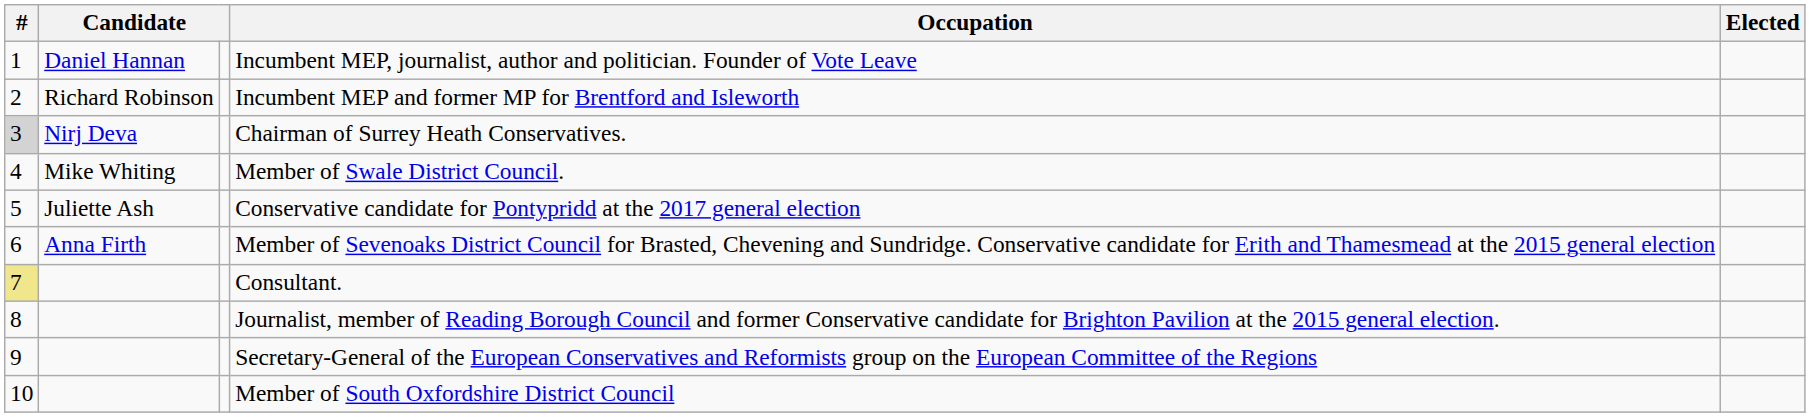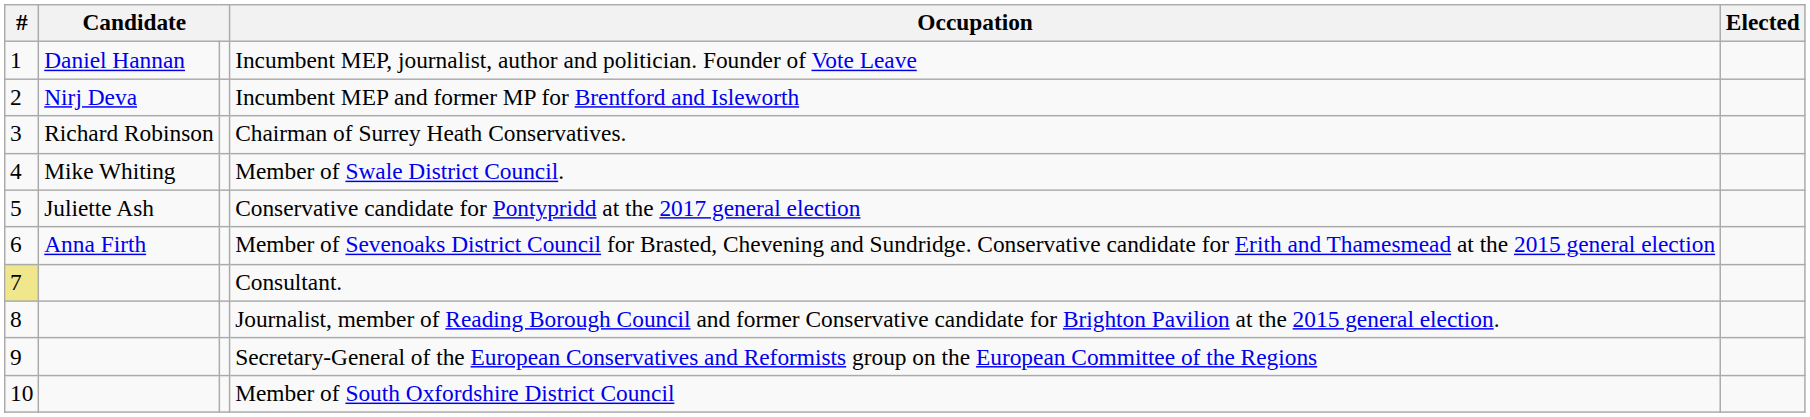(129, 97) Richard Robinson -> (91, 97) Nirj Deva
(16, 134) lightgrey background -> (16, 134) no background
(91, 134) Nirj Deva -> (129, 134) Richard Robinson
